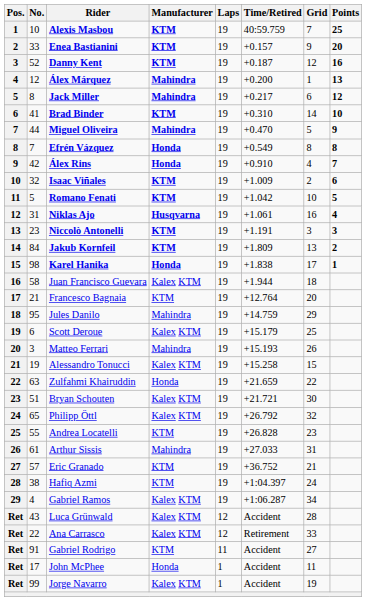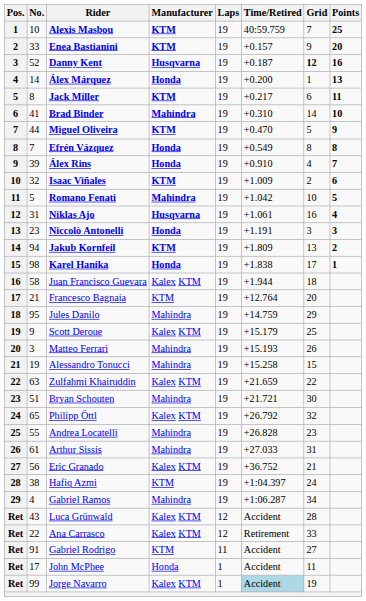(164, 63) KTM -> (176, 63) Husqvarna
(311, 63) normal -> (311, 63) bold
(34, 80) 12 -> (34, 80) 14
(174, 80) Mahindra -> (166, 80) Honda
(174, 97) Mahindra -> (164, 97) KTM
(337, 97) 12 -> (337, 97) 11
(164, 113) KTM -> (174, 113) Mahindra
(174, 130) Mahindra -> (164, 130) KTM
(34, 164) 42 -> (34, 164) 39
(164, 197) KTM -> (174, 197) Mahindra
(164, 231) KTM -> (166, 231) Honda
(34, 248) 84 -> (34, 248) 94
(32, 332) 6 -> (32, 332) 9
(176, 365) Kalex KTM -> (171, 365) Mahindra
(165, 382) Honda -> (176, 382) Kalex KTM
(176, 399) Kalex KTM -> (171, 399) Mahindra
(163, 432) KTM -> (171, 432) Mahindra
(34, 466) 57 -> (34, 466) 56
(163, 466) KTM -> (176, 466) Kalex KTM
(176, 500) Kalex KTM -> (171, 500) Mahindra
(262, 584) no background -> (262, 584) lightblue background
